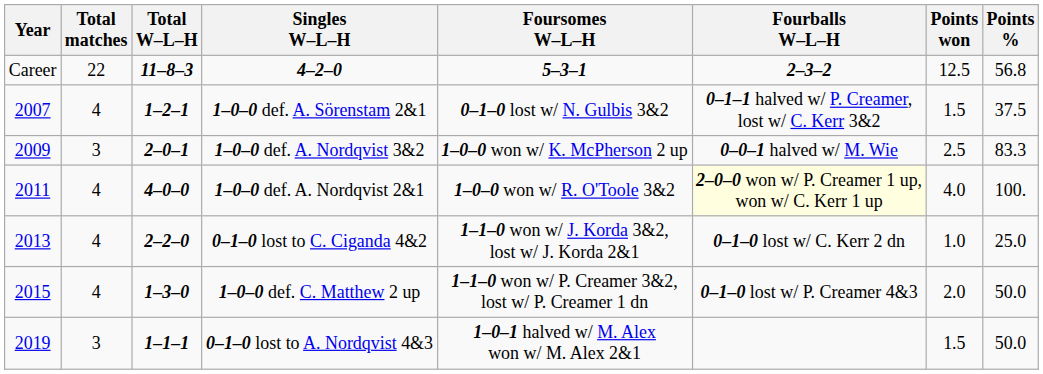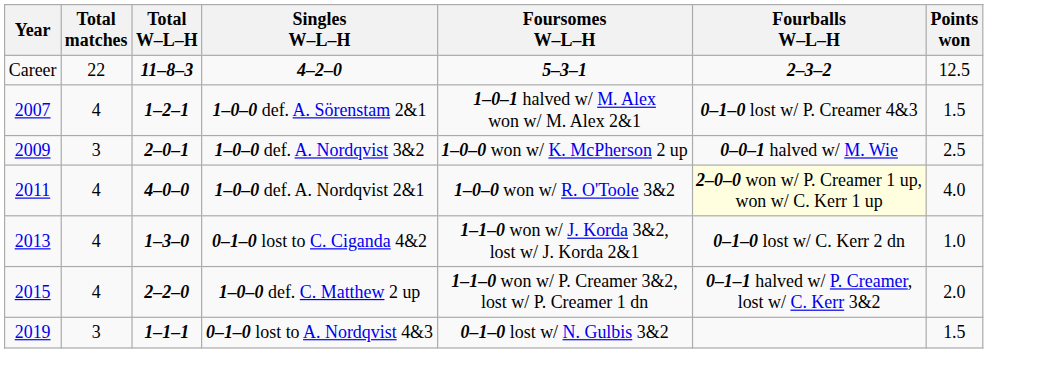- column: (1010, 30)
(565, 110) 0–1–0 lost w/ N. Gulbis 3&2 -> (565, 110) 1–0–1 halved w/ M. Alex won w/ M. Alex 2&1
(809, 110) 0–1–1 halved w/ P. Creamer, lost w/ C. Kerr 3&2 -> (809, 110) 0–1–0 lost w/ P. Creamer 4&3
(167, 241) 2–2–0 -> (167, 241) 1–3–0
(167, 292) 1–3–0 -> (167, 292) 2–2–0
(809, 292) 0–1–0 lost w/ P. Creamer 4&3 -> (809, 292) 0–1–1 halved w/ P. Creamer, lost w/ C. Kerr 3&2
(565, 343) 1–0–1 halved w/ M. Alex won w/ M. Alex 2&1 -> (565, 332) 0–1–0 lost w/ N. Gulbis 3&2
